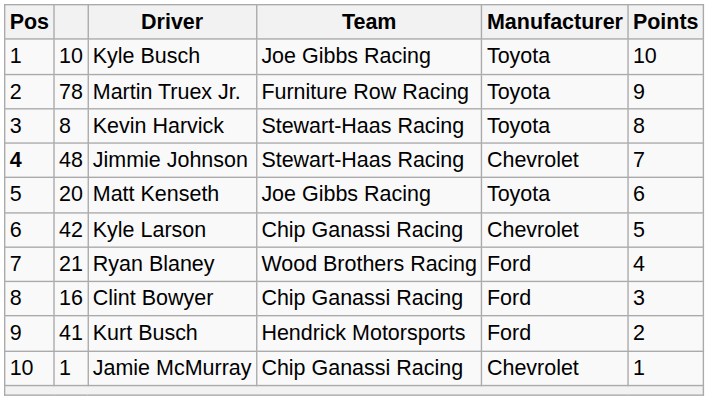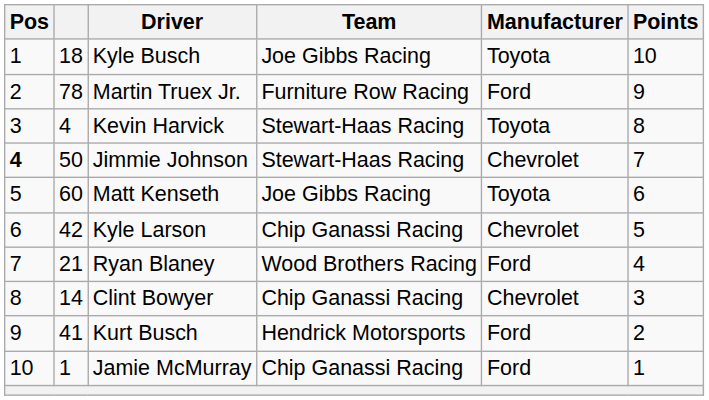(71, 56) 10 -> (71, 56) 18
(519, 90) Toyota -> (509, 90) Ford
(65, 125) 8 -> (65, 125) 4
(71, 159) 48 -> (71, 159) 50
(71, 194) 20 -> (71, 194) 60
(71, 298) 16 -> (71, 298) 14
(509, 298) Ford -> (533, 298) Chevrolet
(533, 367) Chevrolet -> (509, 367) Ford
